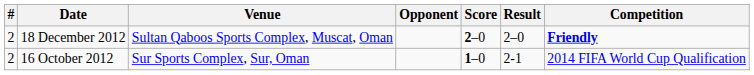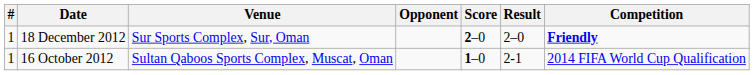(11, 37) 2 -> (11, 37) 1
(262, 37) Sultan Qaboos Sports Complex, Muscat, Oman -> (221, 37) Sur Sports Complex, Sur, Oman
(11, 59) 2 -> (11, 59) 1
(221, 59) Sur Sports Complex, Sur, Oman -> (262, 59) Sultan Qaboos Sports Complex, Muscat, Oman
